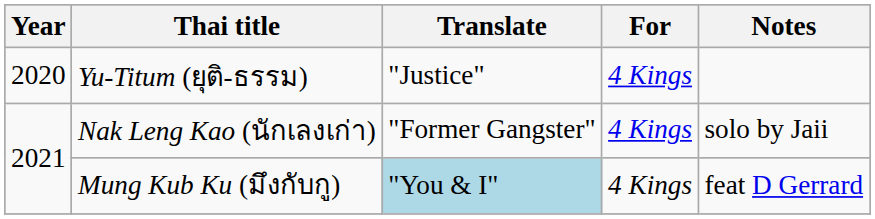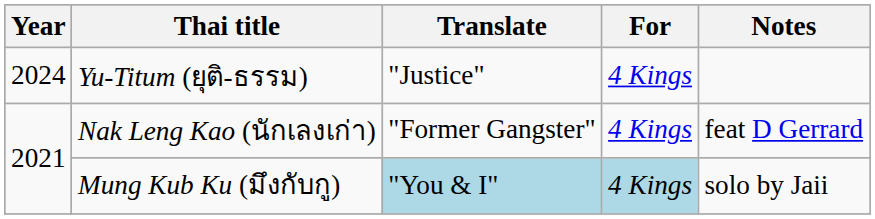(38, 75) 2020 -> (38, 75) 2024
(766, 130) solo by Jaii -> (784, 130) feat D Gerrard
(650, 185) no background -> (650, 185) lightblue background
(784, 185) feat D Gerrard -> (766, 185) solo by Jaii
